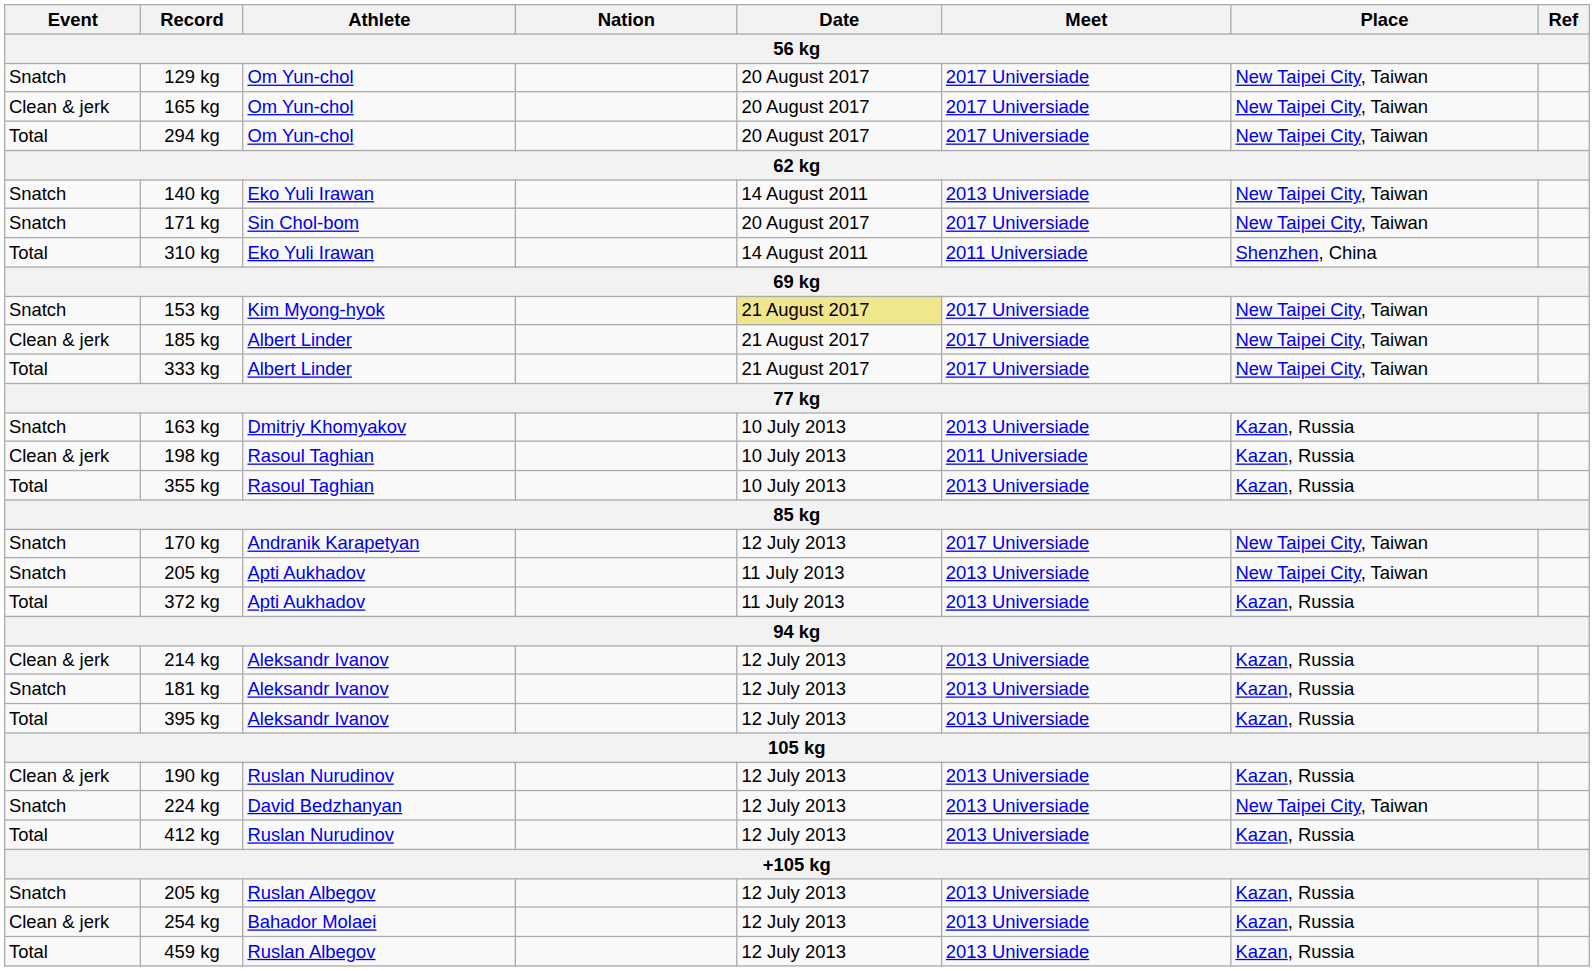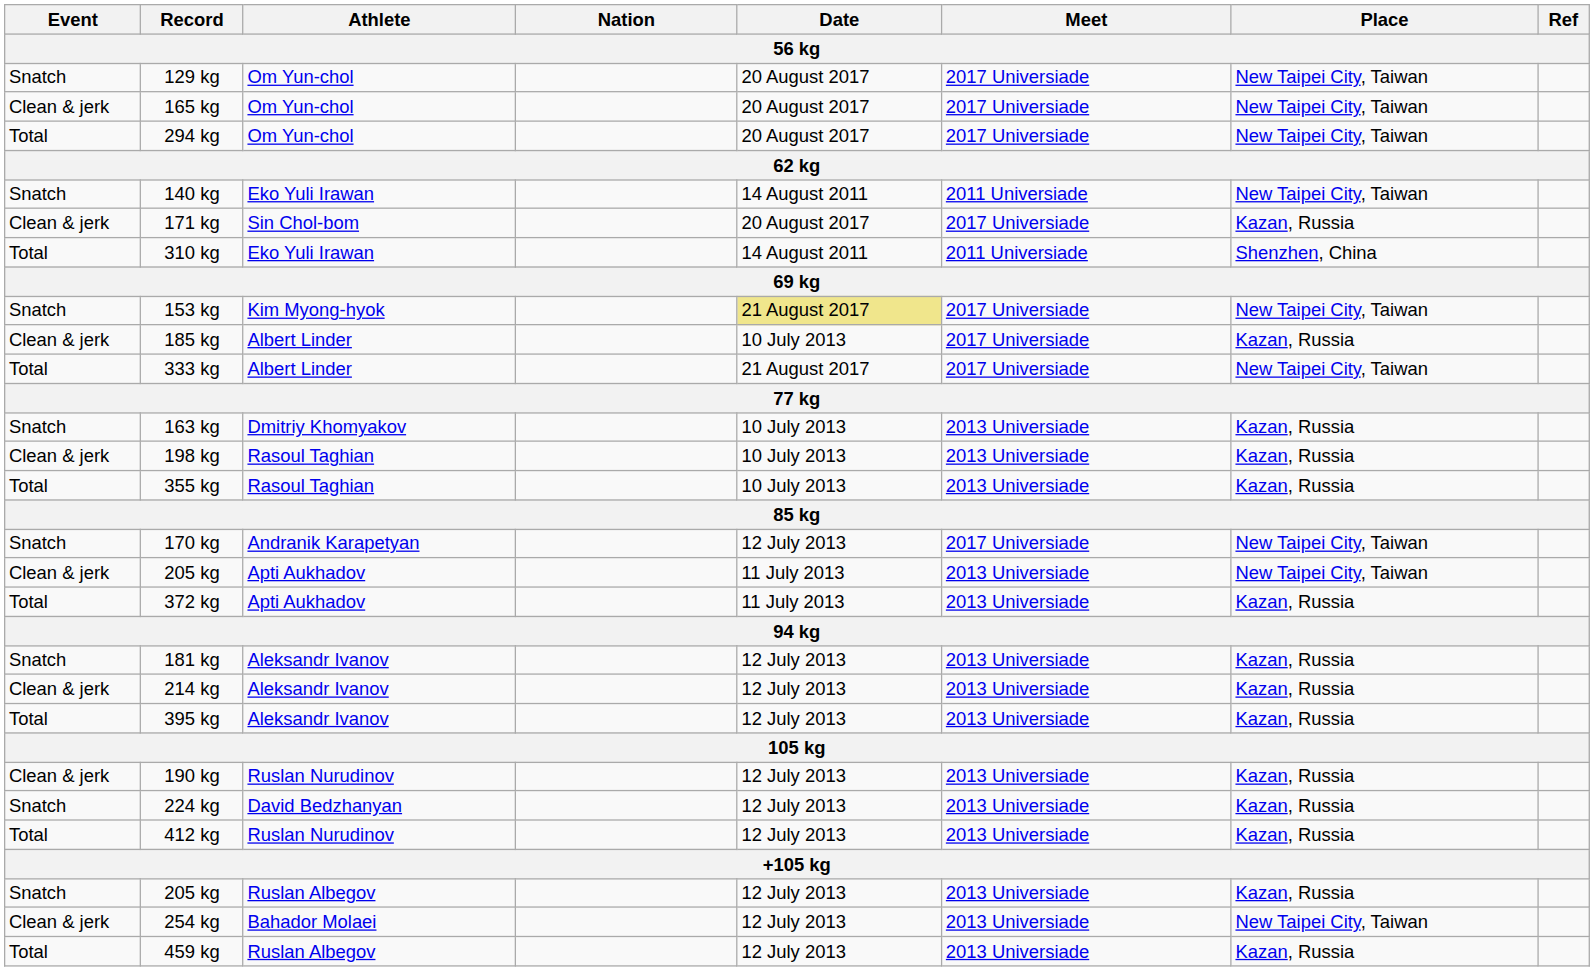(1018, 194) 2013 Universiade -> (1017, 194) 2011 Universiade
(38, 223) Snatch -> (59, 223) Clean & jerk
(1332, 223) New Taipei City, Taiwan -> (1295, 223) Kazan, Russia
(805, 340) 21 August 2017 -> (794, 340) 10 July 2013
(1332, 340) New Taipei City, Taiwan -> (1295, 340) Kazan, Russia
(1017, 456) 2011 Universiade -> (1018, 456) 2013 Universiade
(38, 573) Snatch -> (59, 573) Clean & jerk
rows swapped: (192, 689) <-> (192, 660)
(1332, 806) New Taipei City, Taiwan -> (1295, 806) Kazan, Russia
(1295, 922) Kazan, Russia -> (1332, 922) New Taipei City, Taiwan
